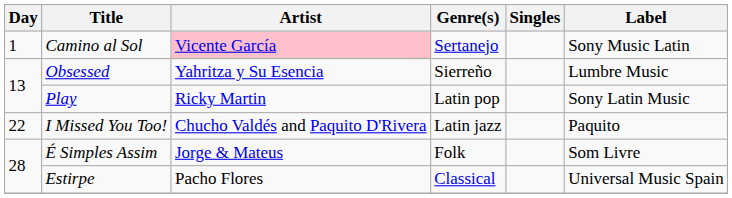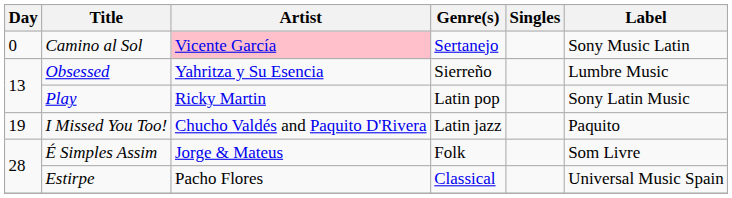(13, 44) 1 -> (13, 44) 0
(17, 125) 22 -> (17, 125) 19
